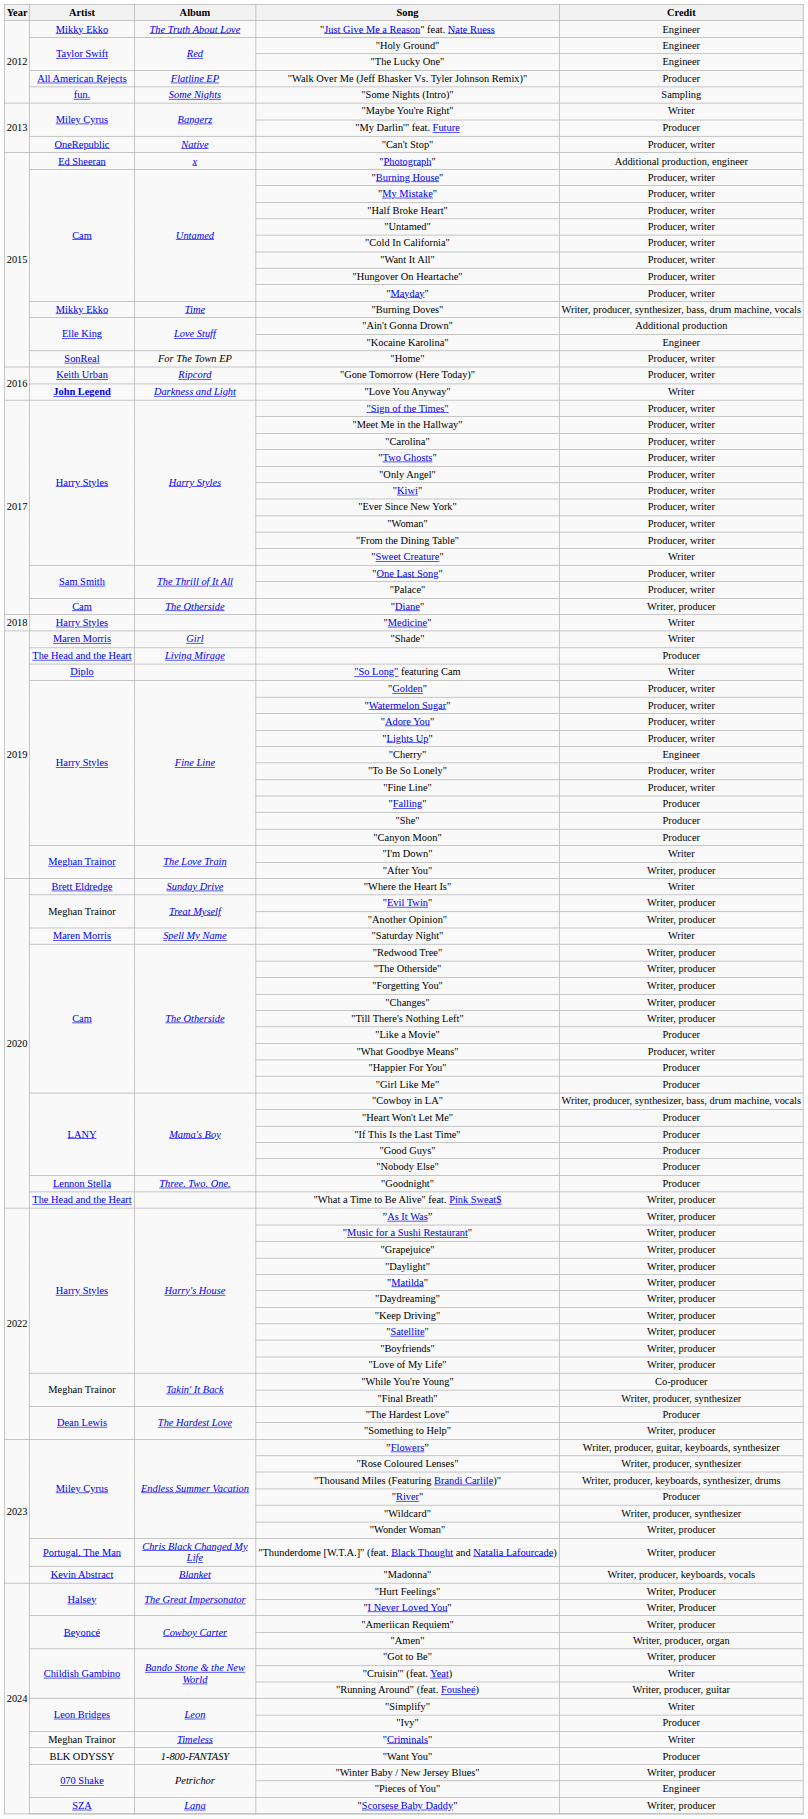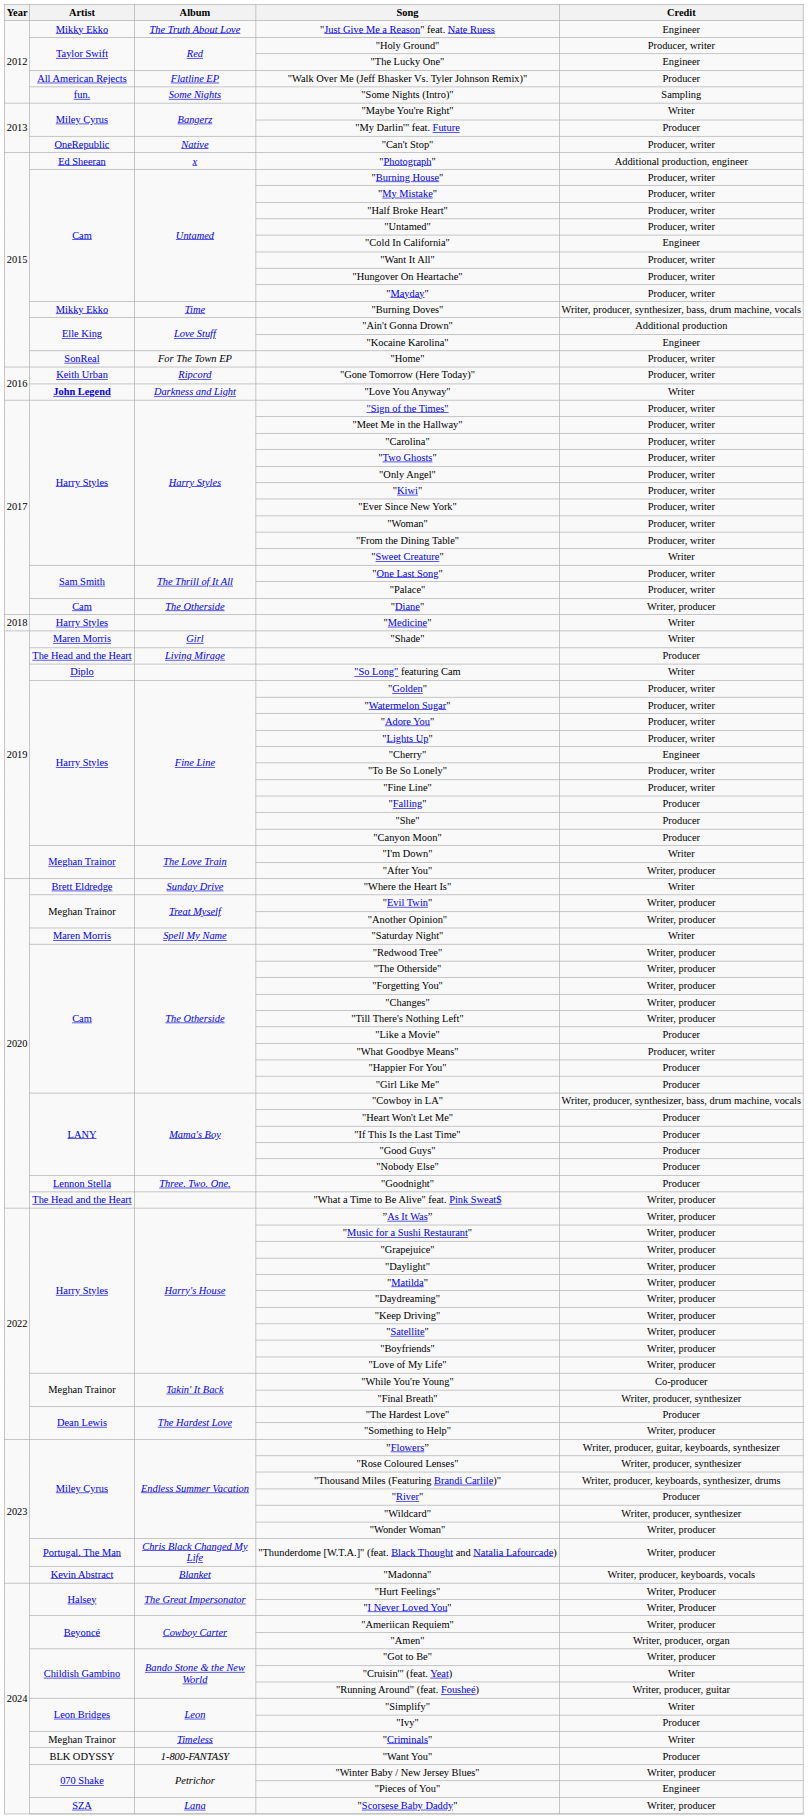(681, 45) Engineer -> (681, 45) Producer, writer
(681, 243) Producer, writer -> (681, 243) Engineer
